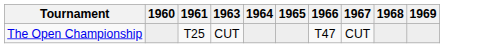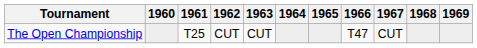+ column: (227, 14)
